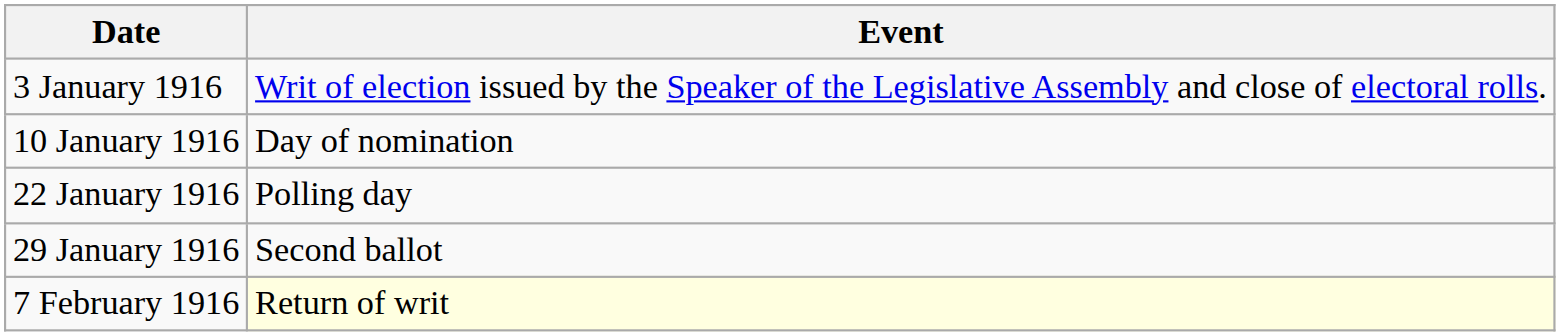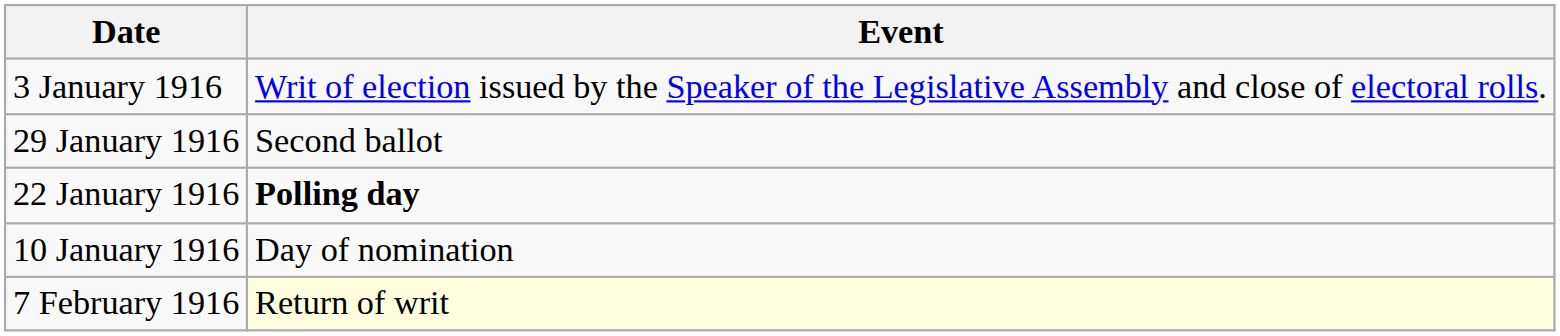rows swapped: (126, 140) <-> (126, 248)
(334, 194) normal -> (337, 194) bold
